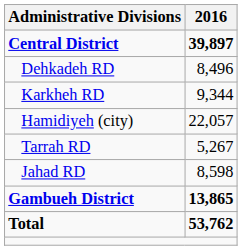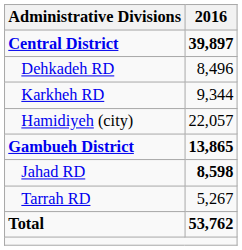rows swapped: (71, 198) <-> (56, 146)
(215, 172) normal -> (215, 172) bold
